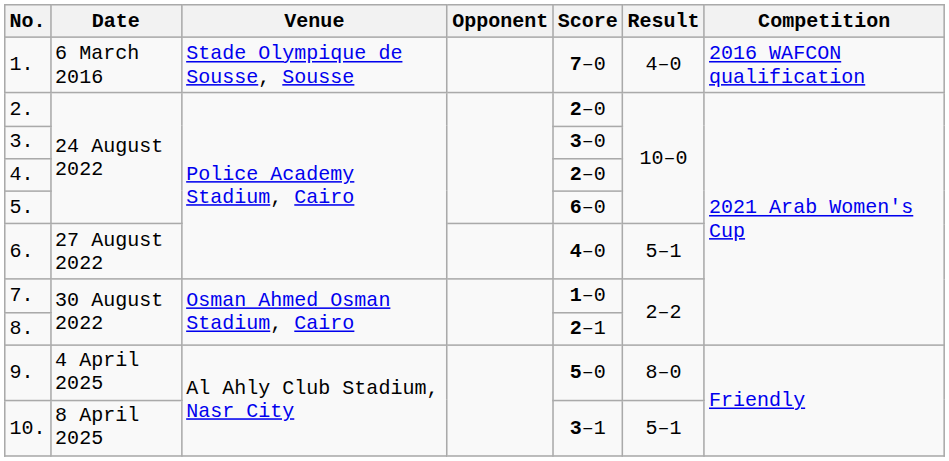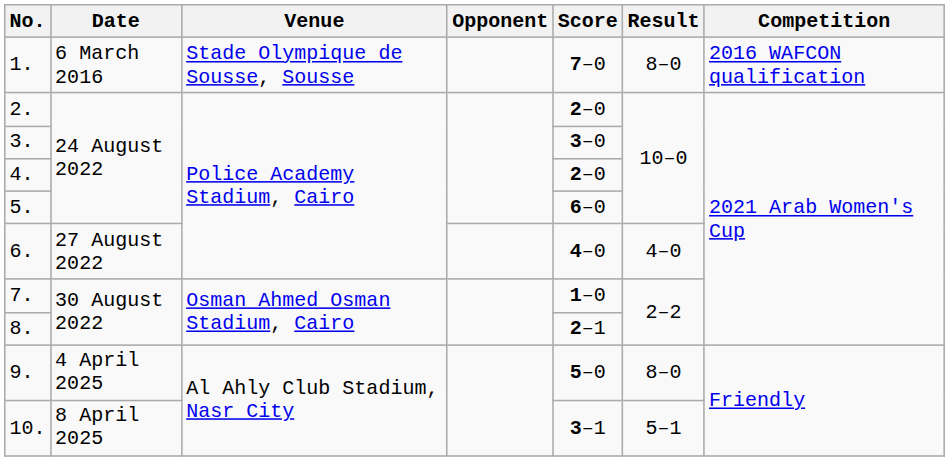(663, 65) 4–0 -> (663, 65) 8–0
(663, 252) 5–1 -> (663, 252) 4–0
